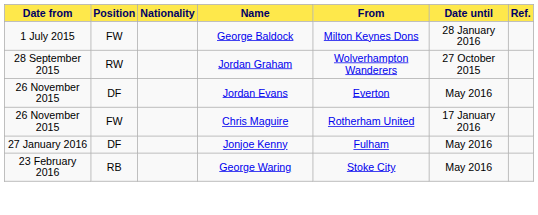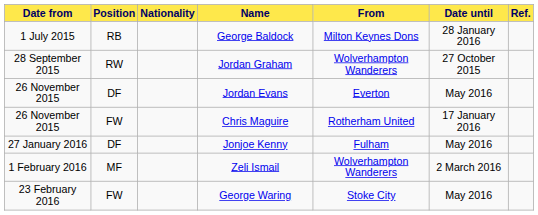(114, 36) FW -> (114, 36) RB
+ row: (255, 167)
(114, 167) RB -> (114, 196) FW
